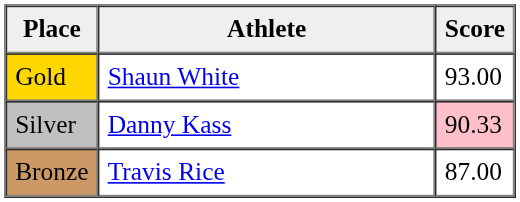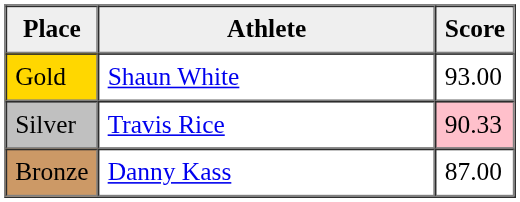(169, 124) Danny Kass -> (166, 124) Travis Rice
(166, 172) Travis Rice -> (169, 172) Danny Kass
